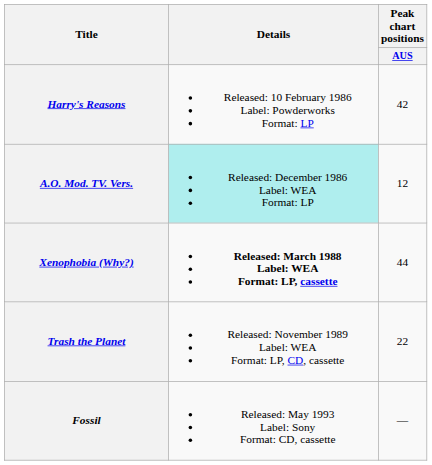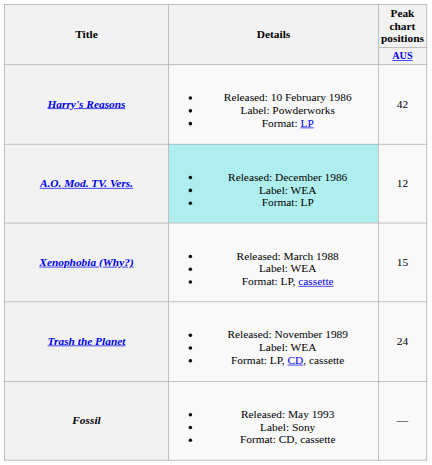(273, 269) bold -> (273, 269) normal
(402, 262) 44 -> (402, 262) 15
(402, 341) 22 -> (402, 341) 24
